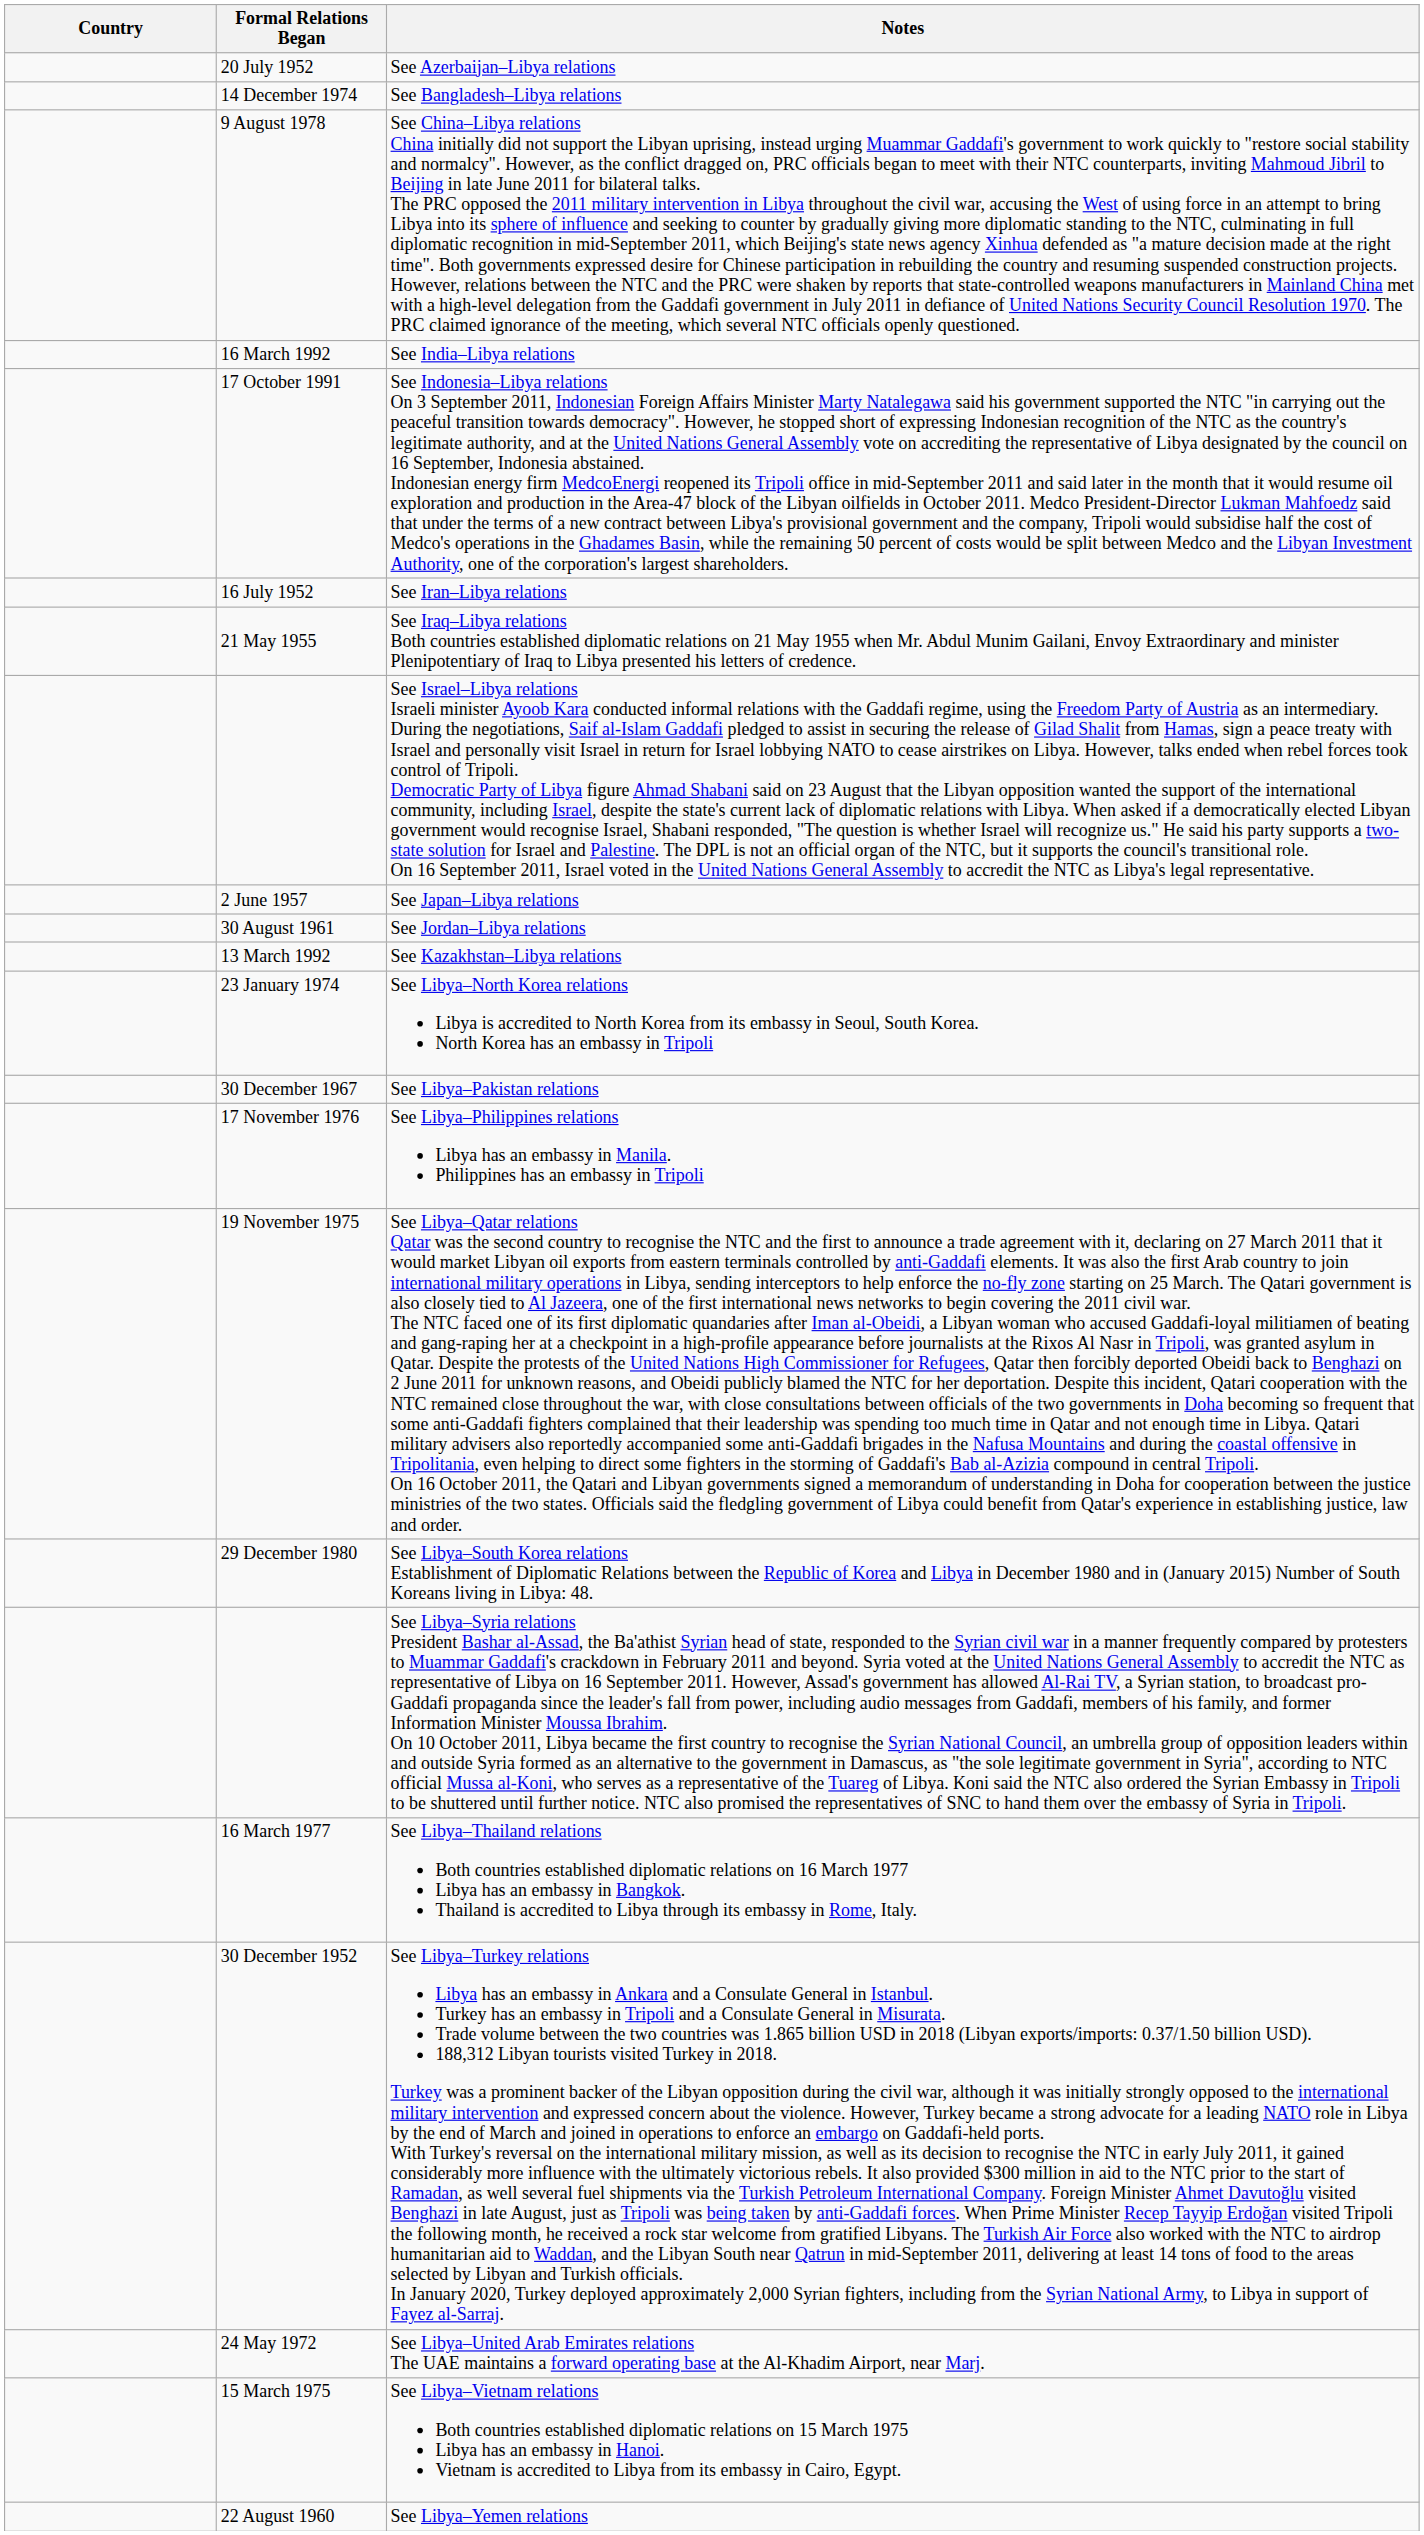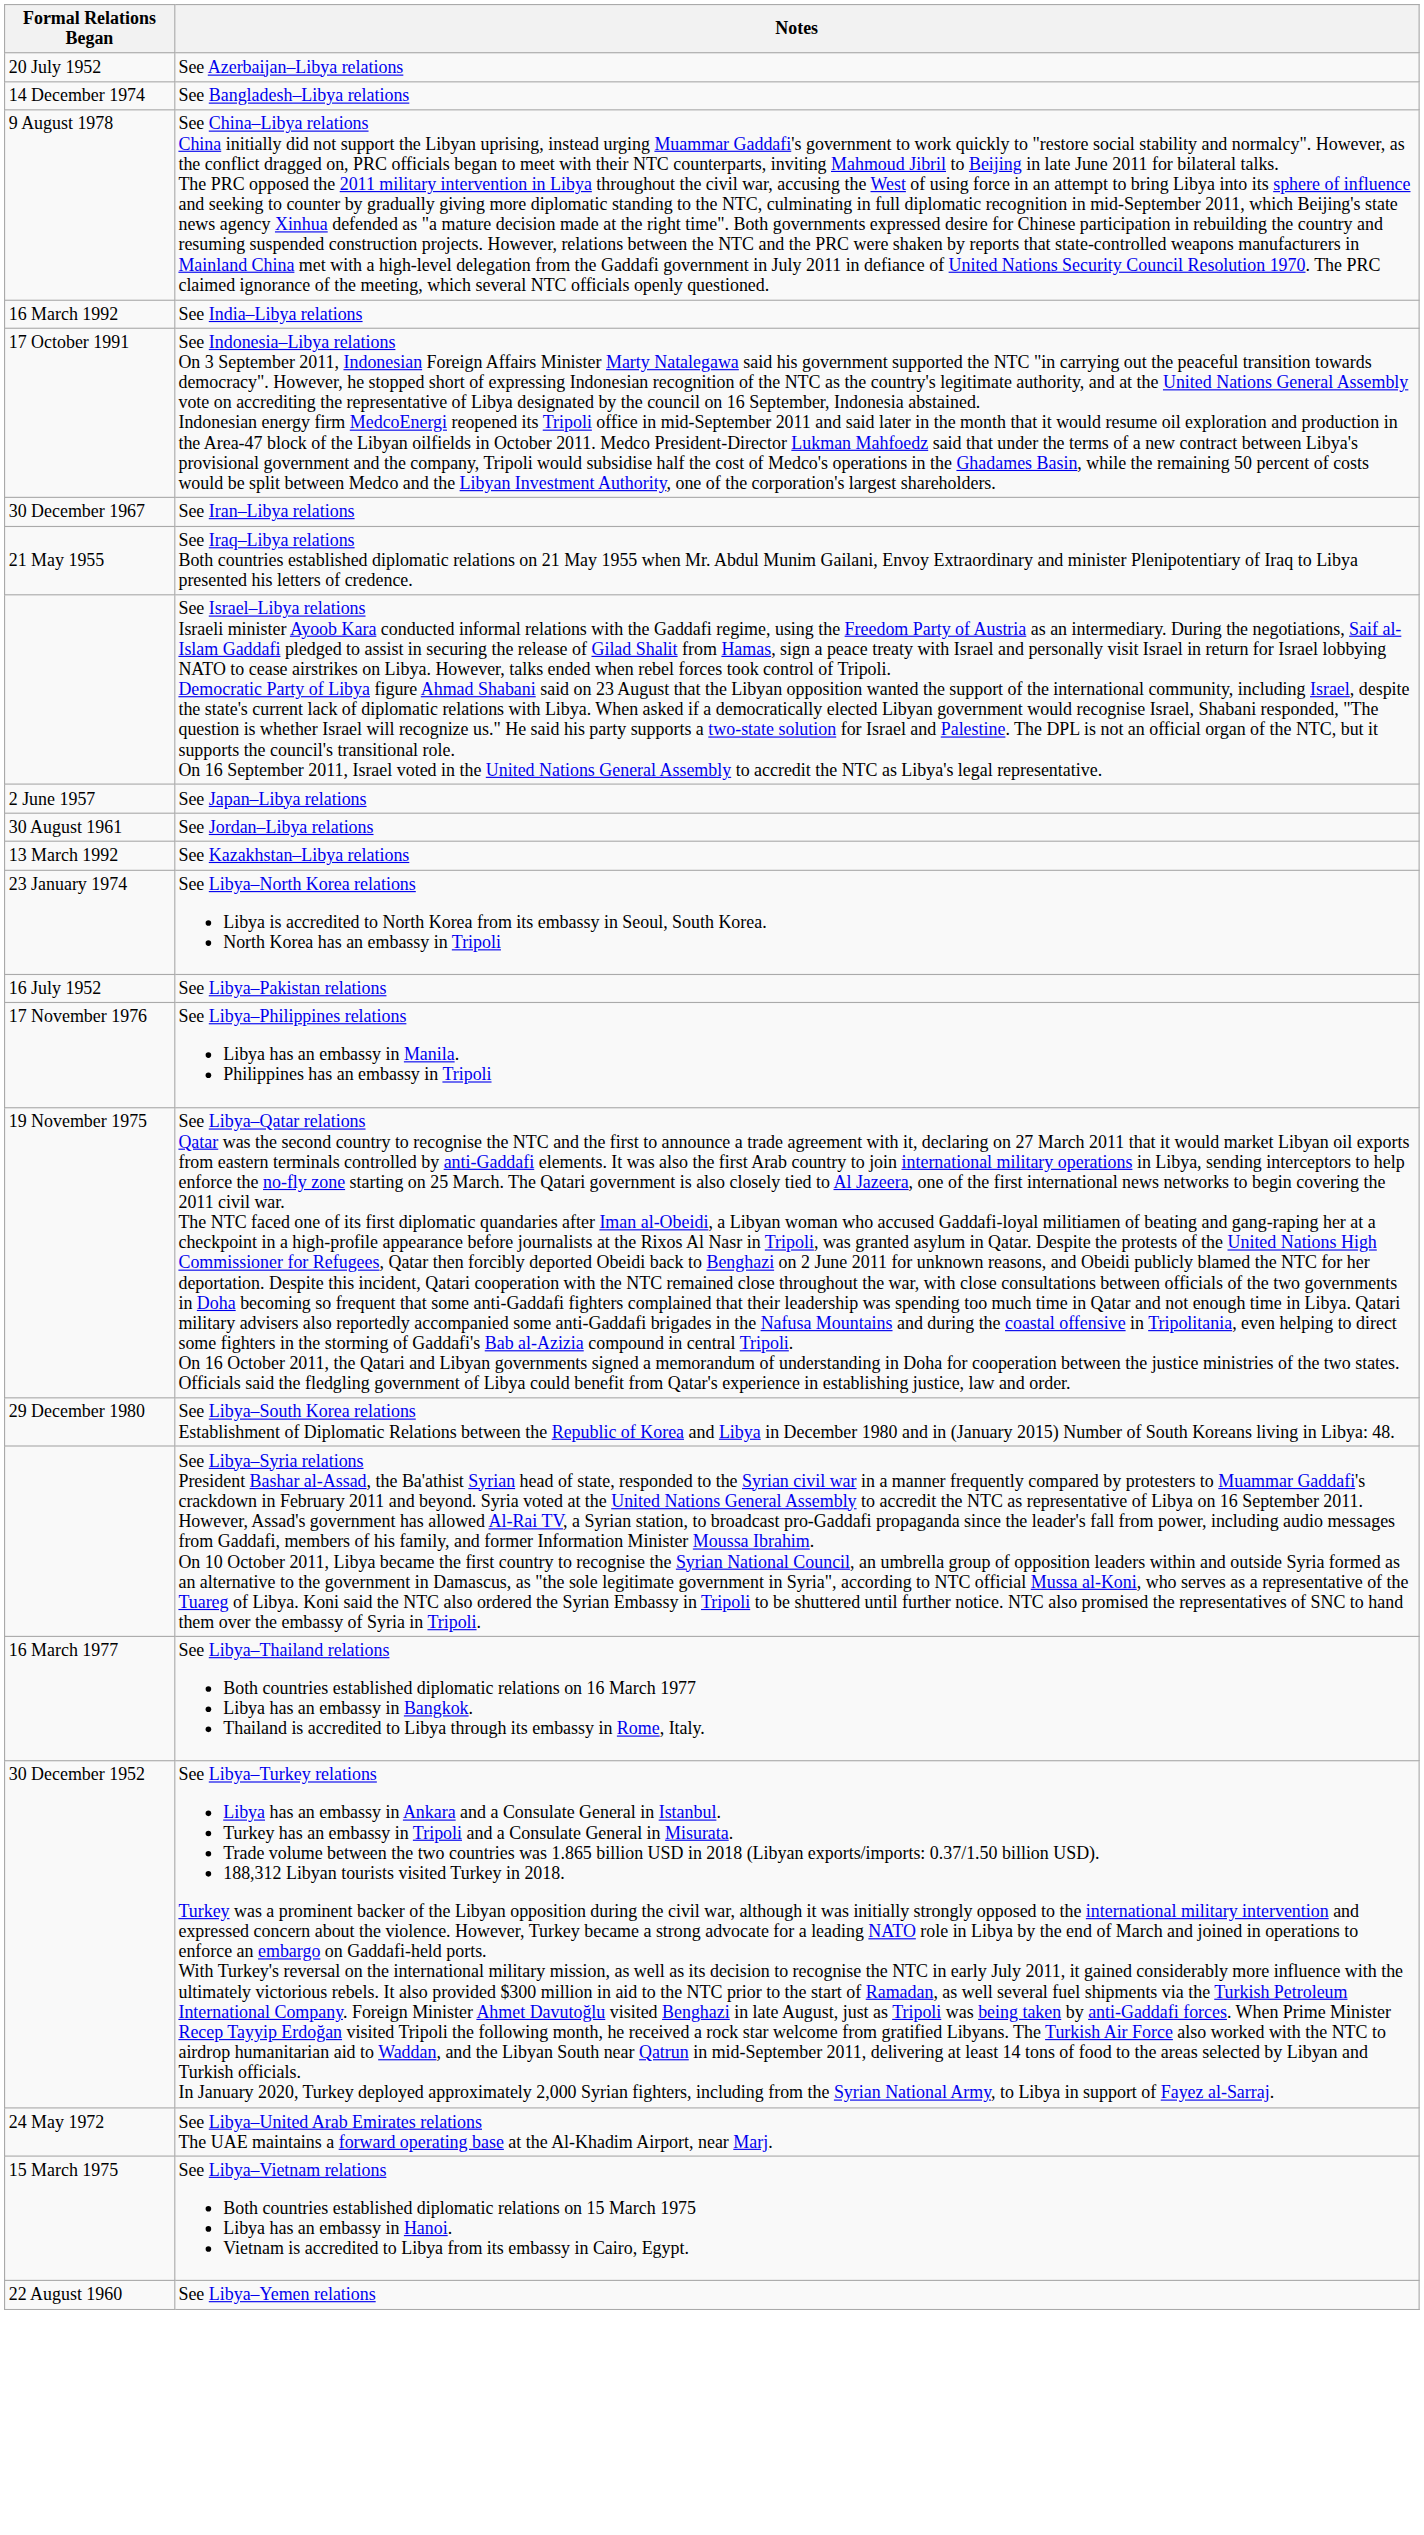- column: (111, 28)
(267, 592) 16 July 1952 -> (77, 511) 30 December 1967
(289, 1089) 30 December 1967 -> (55, 988) 16 July 1952
